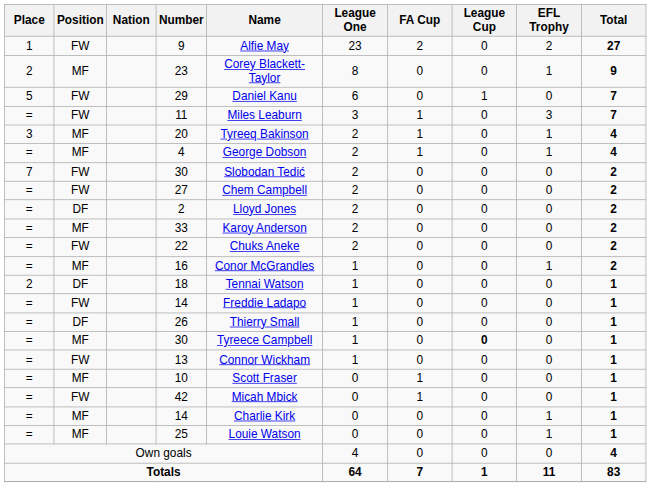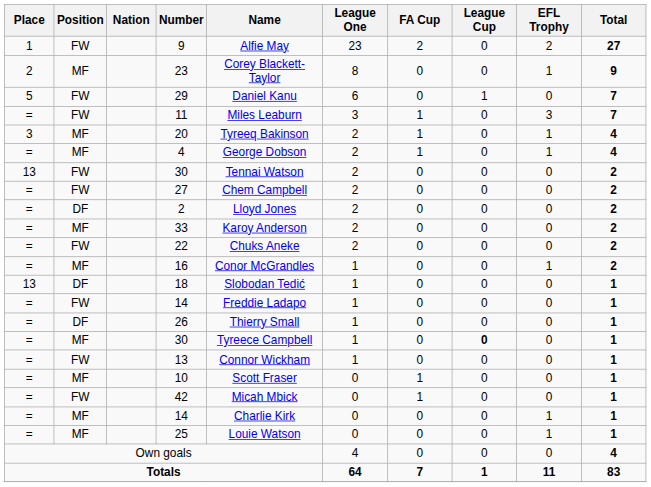(29, 171) 7 -> (29, 171) 13
(265, 171) Slobodan Tedić -> (265, 171) Tennai Watson
(29, 284) 2 -> (29, 284) 13
(265, 284) Tennai Watson -> (265, 284) Slobodan Tedić
